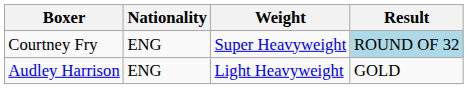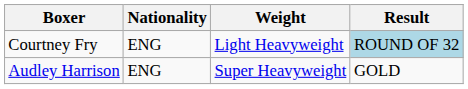(280, 44) Super Heavyweight -> (279, 44) Light Heavyweight
(279, 70) Light Heavyweight -> (280, 70) Super Heavyweight
